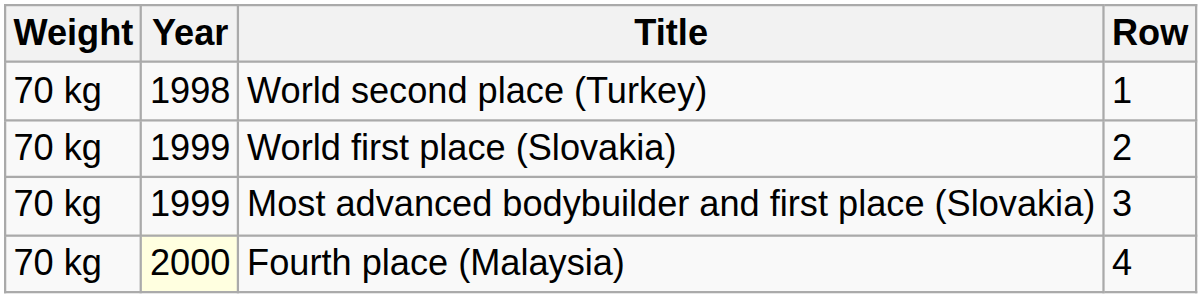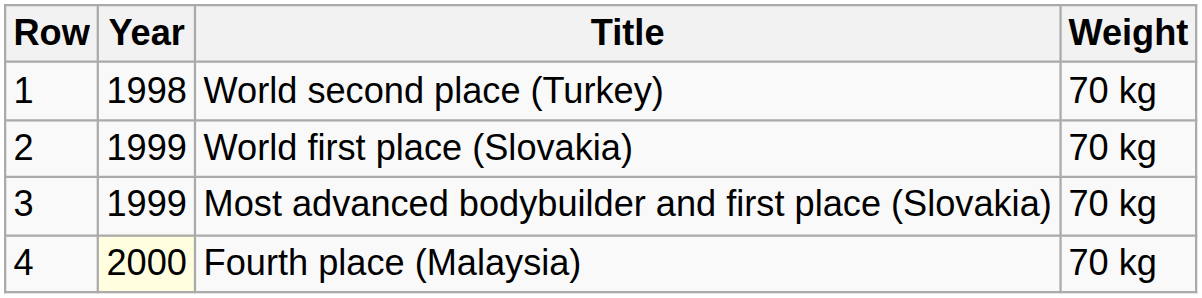columns swapped: (1150, 33) <-> (73, 33)
